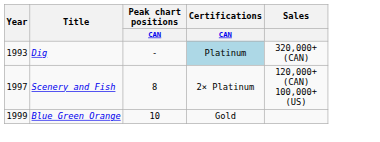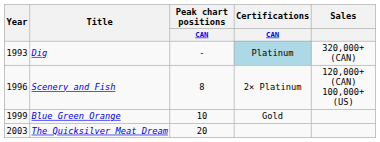(17, 87) 1997 -> (17, 87) 1996
+ row: (100, 131)
